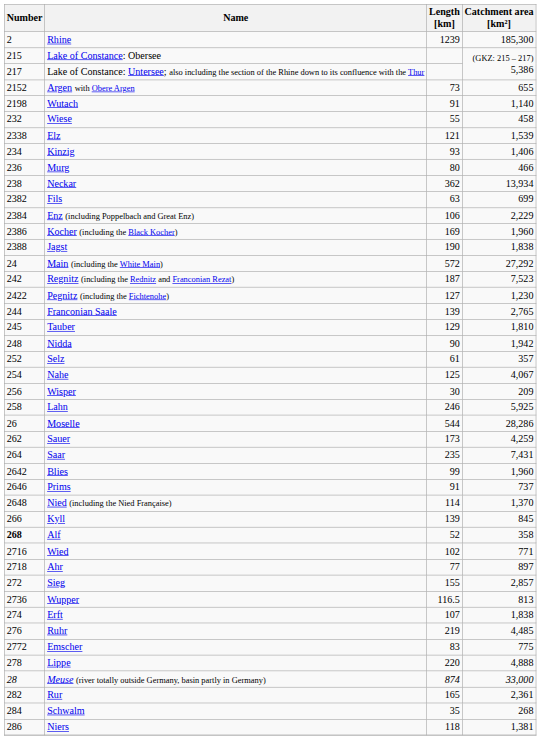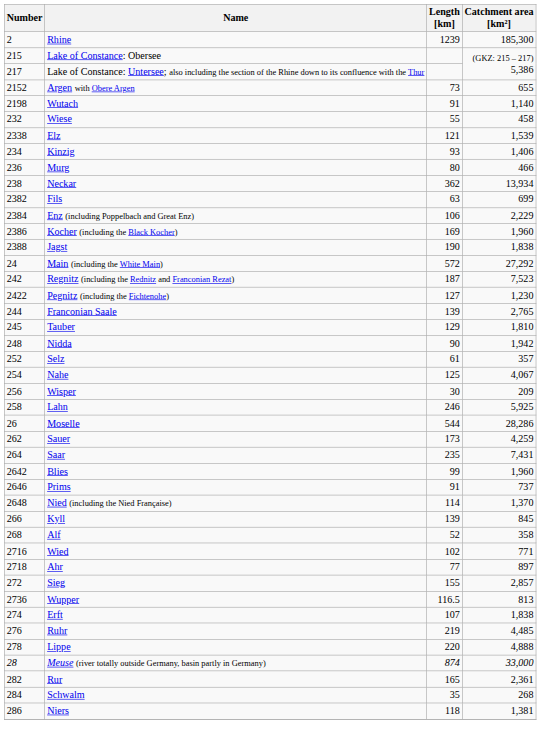(14, 535) bold -> (14, 535) normal
- row: (65, 647)
